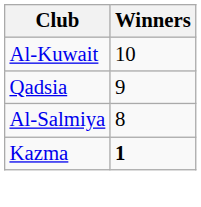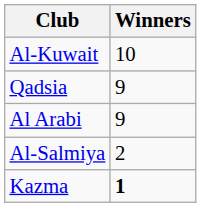+ row: (46, 119)
(120, 119) 8 -> (120, 152) 2
